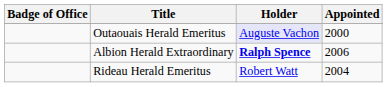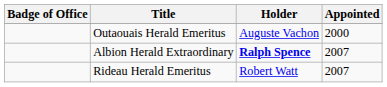(279, 33) lavender background -> (279, 33) no background
(337, 52) 2006 -> (337, 52) 2007
(337, 71) 2004 -> (337, 71) 2007
